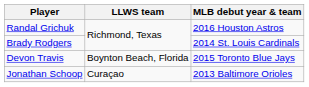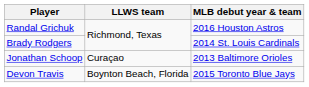rows swapped: (45, 74) <-> (35, 58)
